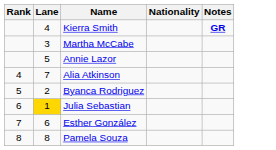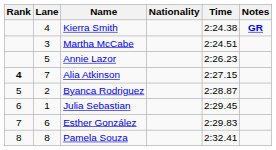+ column: (221, 12)
(19, 75) normal -> (19, 75) bold
(47, 106) gold background -> (47, 106) no background
